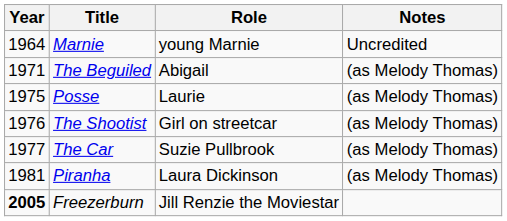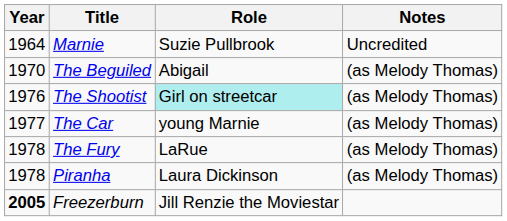(209, 44) young Marnie -> (217, 44) Suzie Pullbrook
(27, 70) 1971 -> (27, 70) 1970
- row: (76, 96)
(218, 123) no background -> (218, 96) paleturquoise background
(217, 149) Suzie Pullbrook -> (209, 123) young Marnie
+ row: (86, 149)
(27, 176) 1981 -> (27, 176) 1978
